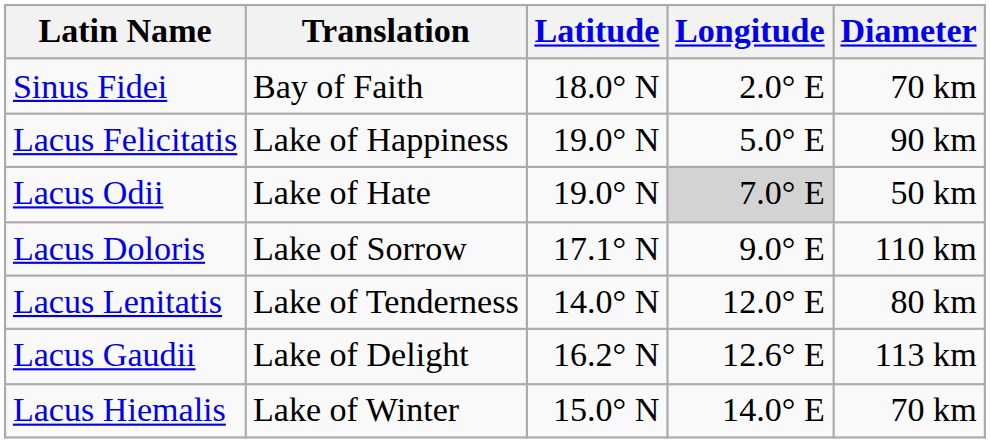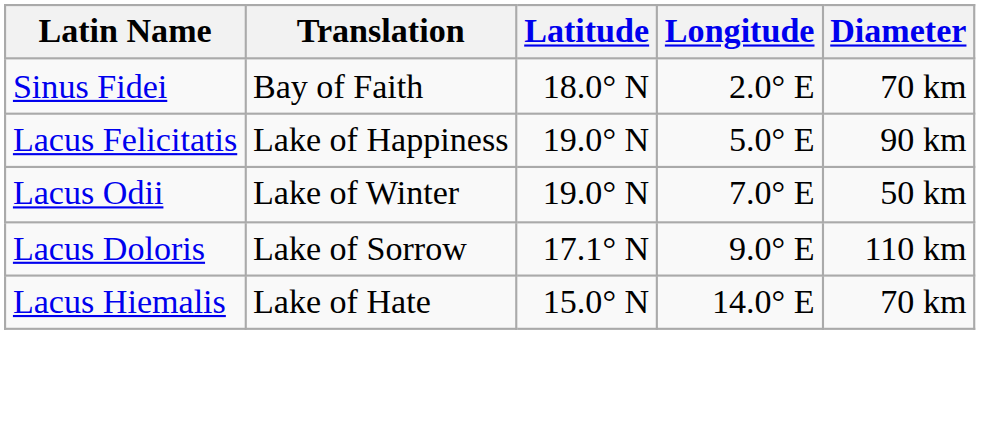(342, 193) Lake of Hate -> (356, 193) Lake of Winter
(782, 193) lightgrey background -> (772, 193) no background
- row: (117, 301)
- row: (104, 355)
(356, 409) Lake of Winter -> (342, 301) Lake of Hate
